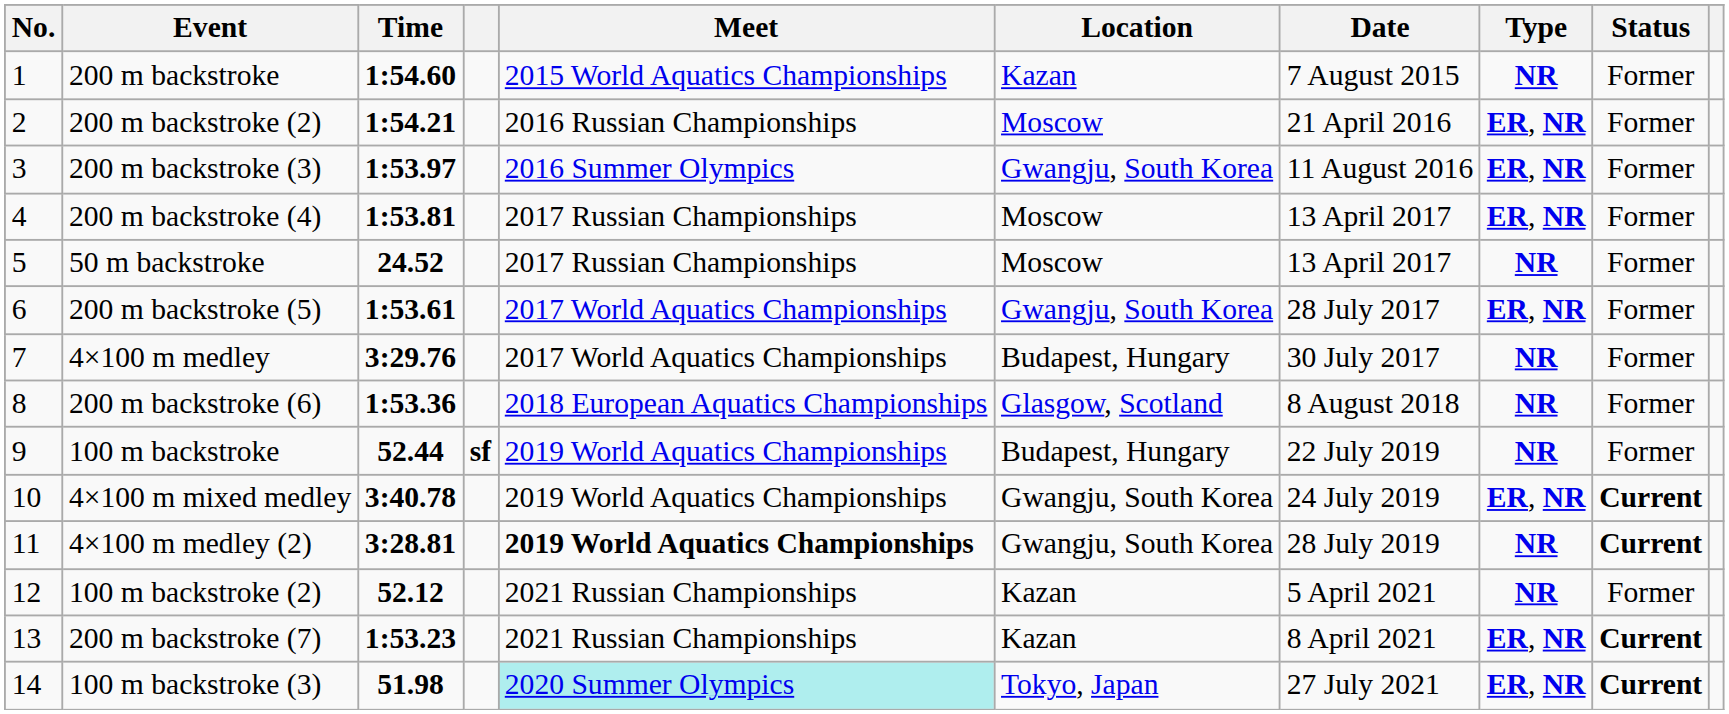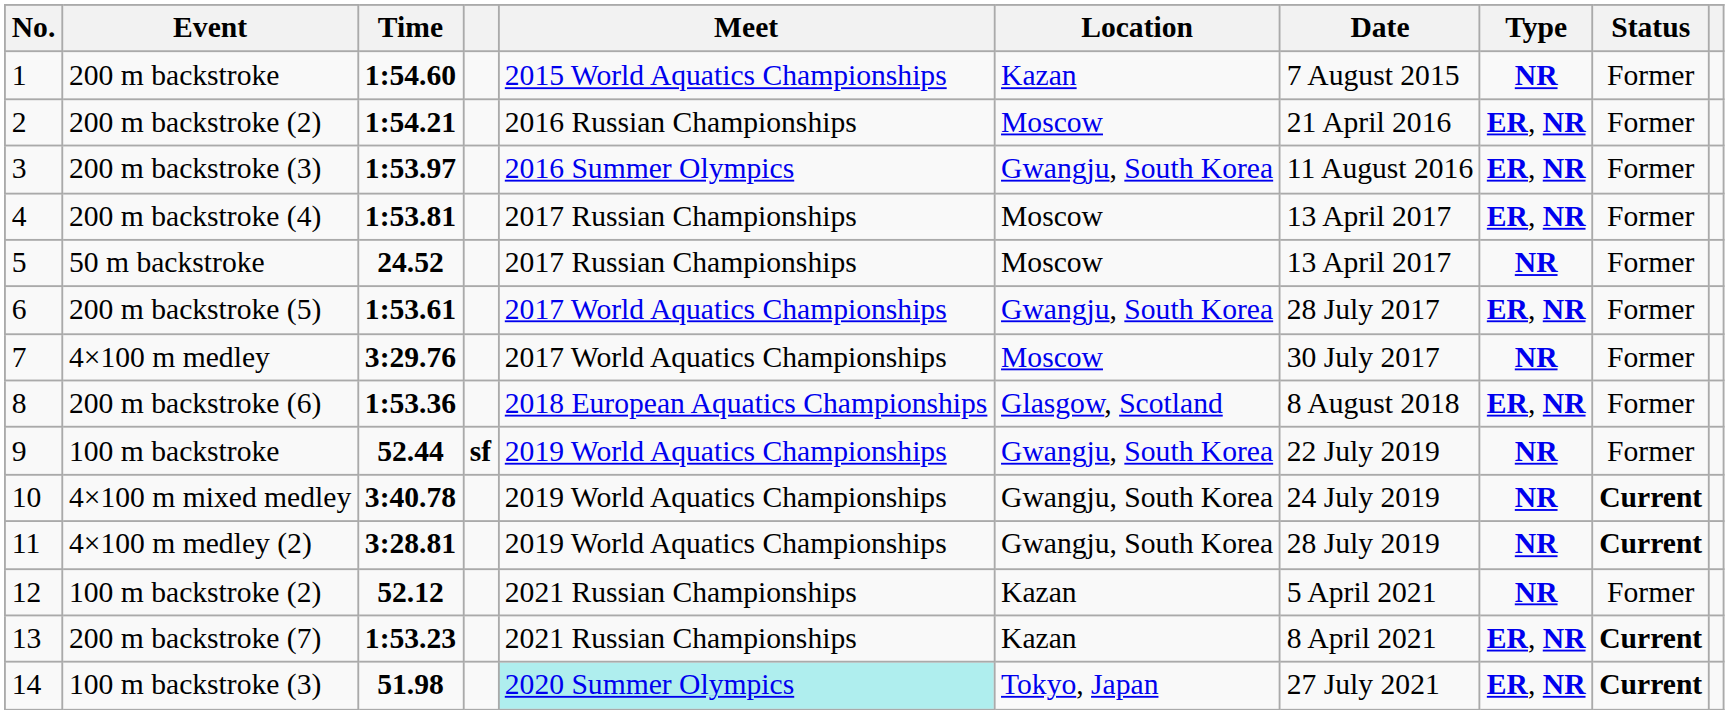(1115, 356) Budapest, Hungary -> (1052, 356) Moscow
(1536, 403) NR -> (1536, 403) ER, NR
(1115, 450) Budapest, Hungary -> (1137, 450) Gwangju, South Korea
(1536, 497) ER, NR -> (1536, 497) NR
(739, 544) bold -> (726, 544) normal
